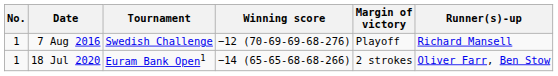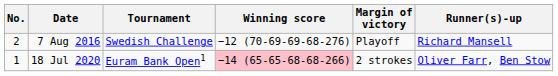(16, 42) 1 -> (16, 42) 2
(284, 61) no background -> (284, 61) pink background
